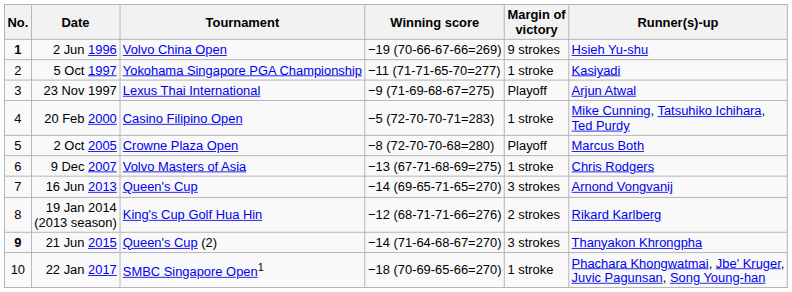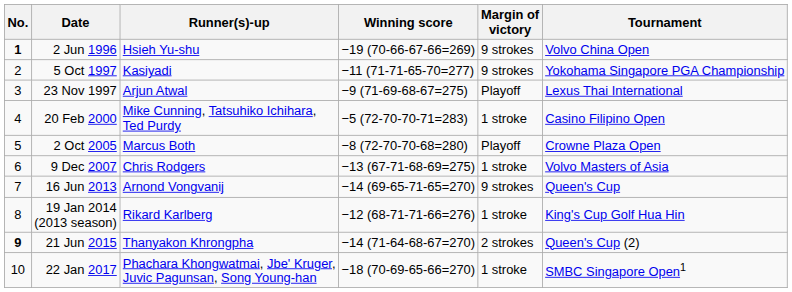columns swapped: (242, 22) <-> (678, 22)
(530, 70) 1 stroke -> (507, 70) 9 strokes
(534, 187) 3 strokes -> (507, 187) 9 strokes
(534, 215) 2 strokes -> (504, 215) 1 stroke
(534, 242) 3 strokes -> (507, 242) 2 strokes
